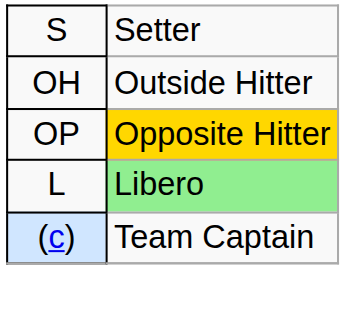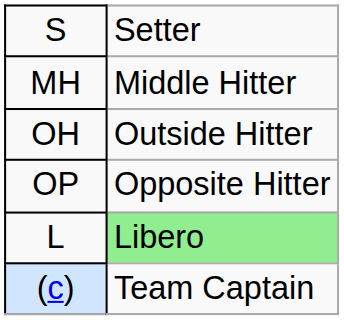+ row: (56, 82)
(222, 133) gold background -> (222, 185) no background
